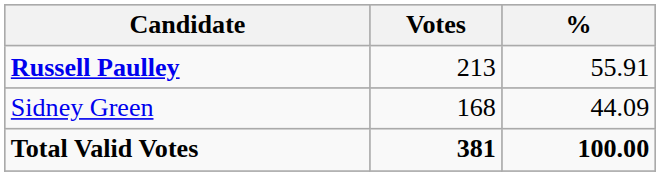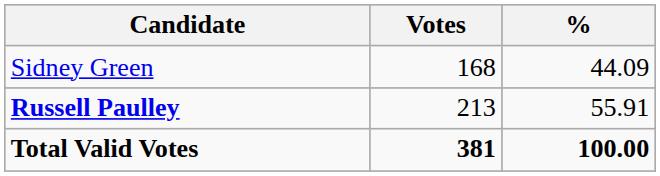rows swapped: (95, 66) <-> (82, 107)
